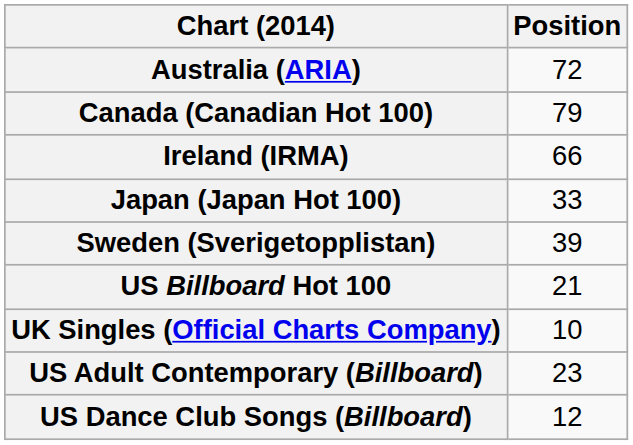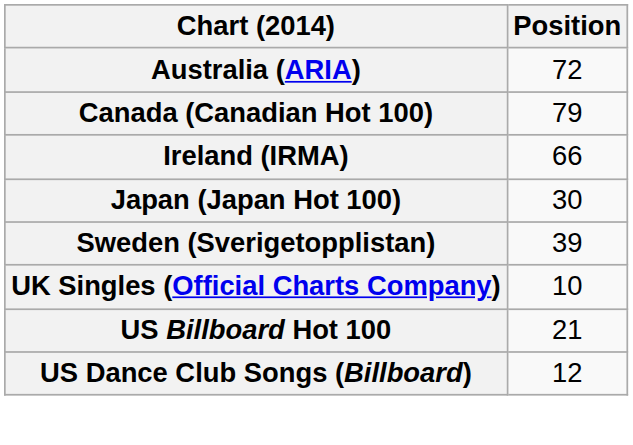(567, 199) 33 -> (567, 199) 30
rows swapped: (256, 329) <-> (256, 286)
- row: (256, 373)
